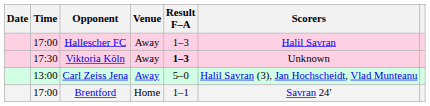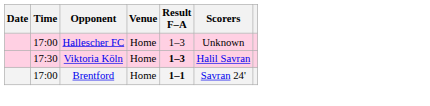(147, 42) Away -> (143, 42) Home
(309, 42) Halil Savran -> (223, 42) Unknown
(147, 59) Away -> (143, 59) Home
(309, 59) Unknown -> (223, 59) Halil Savran
- row: (95, 76)
(181, 93) normal -> (177, 76) bold
